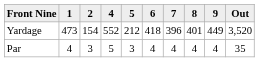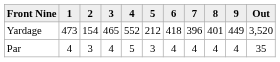+ column: (111, 13)
